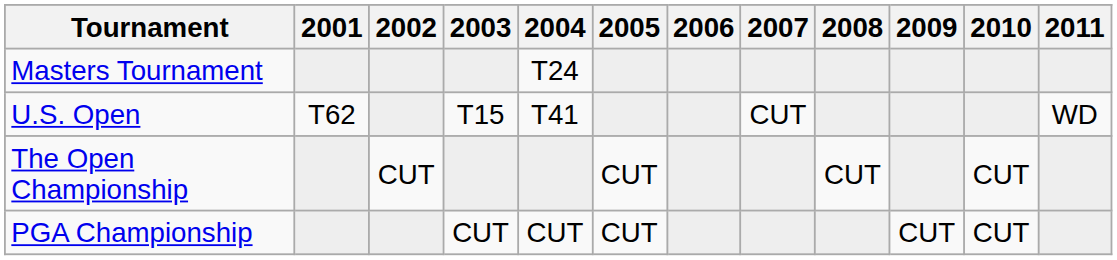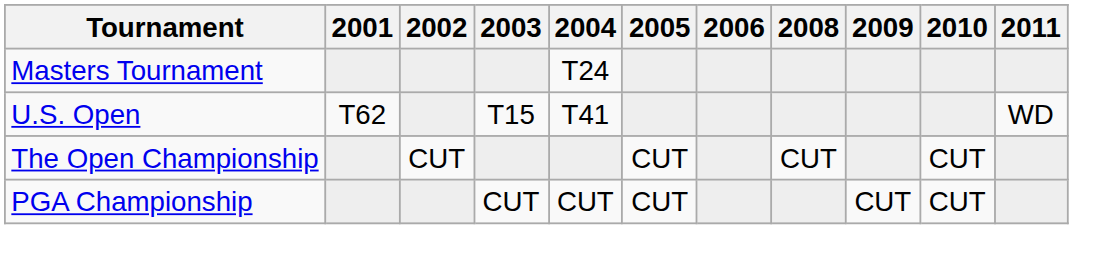- column: (778, 27)
